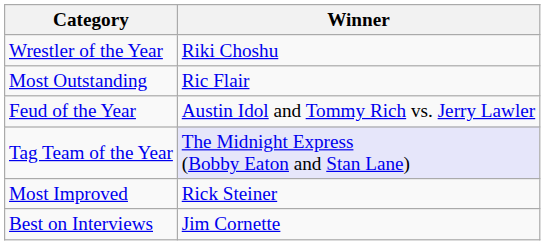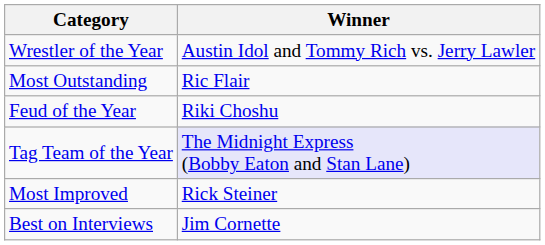(230, 50) Riki Choshu -> (358, 50) Austin Idol and Tommy Rich vs. Jerry Lawler
(358, 111) Austin Idol and Tommy Rich vs. Jerry Lawler -> (230, 111) Riki Choshu
